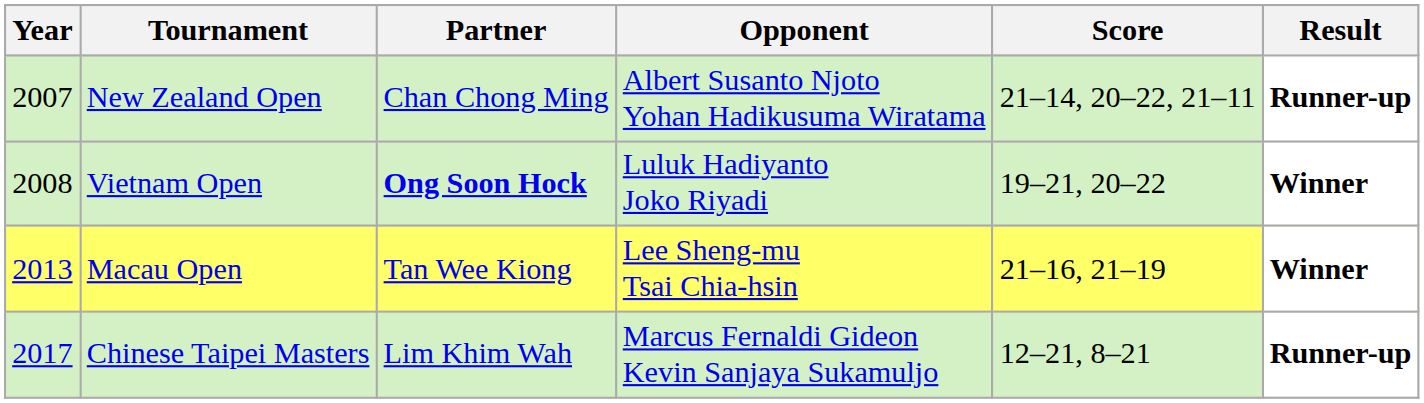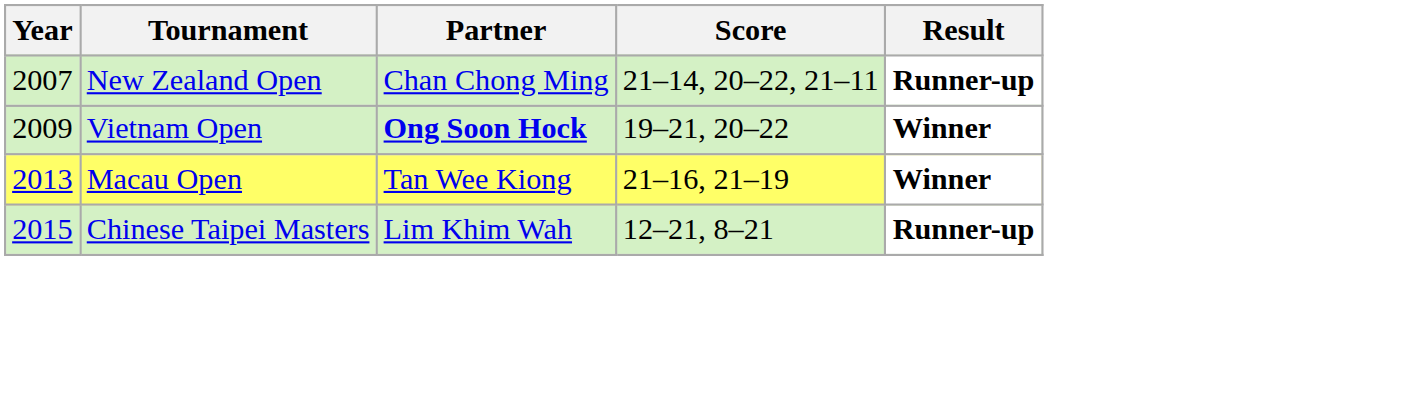- column: (804, 29)
(42, 183) 2008 -> (42, 129) 2009
(42, 354) 2017 -> (42, 229) 2015
